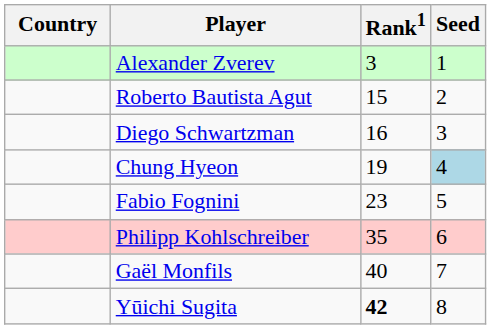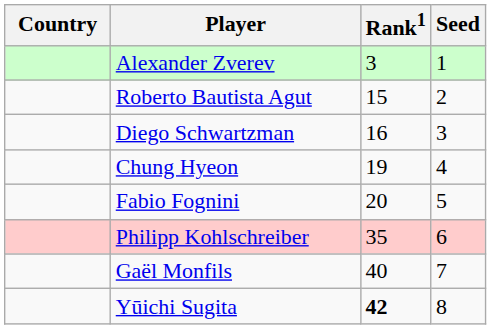(442, 166) lightblue background -> (442, 166) no background
(377, 201) 23 -> (377, 201) 20
